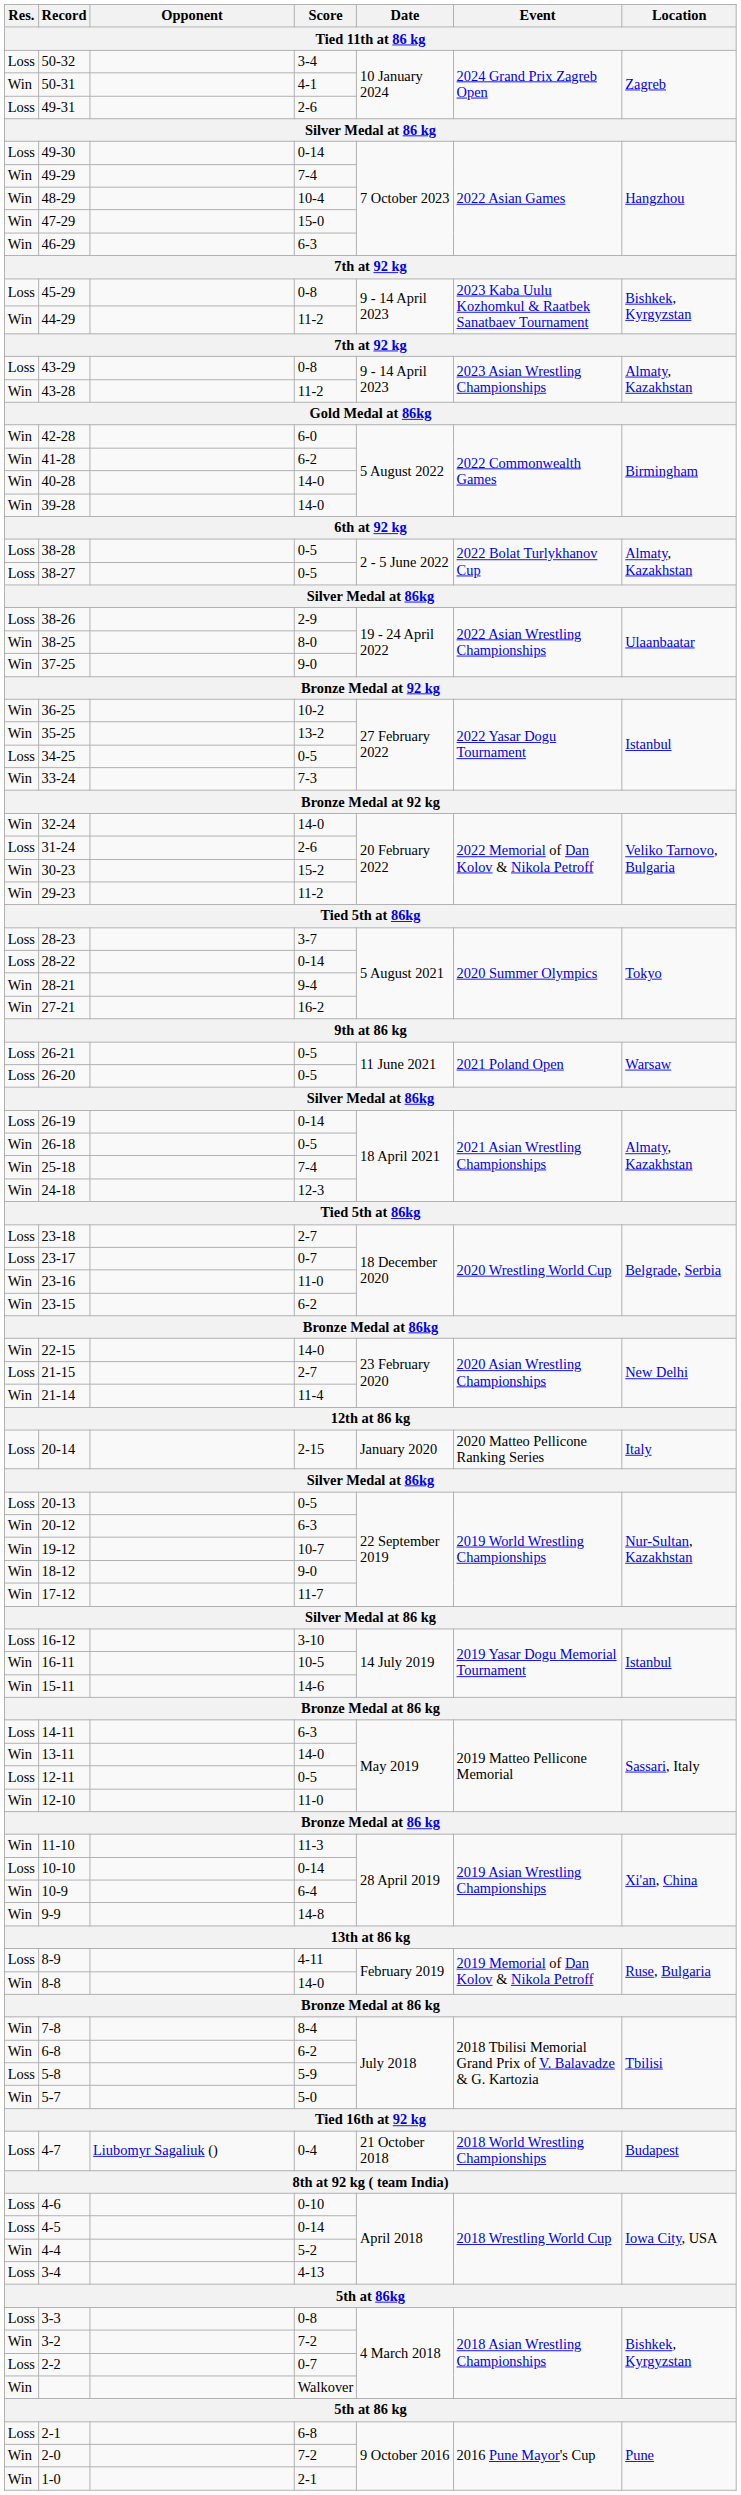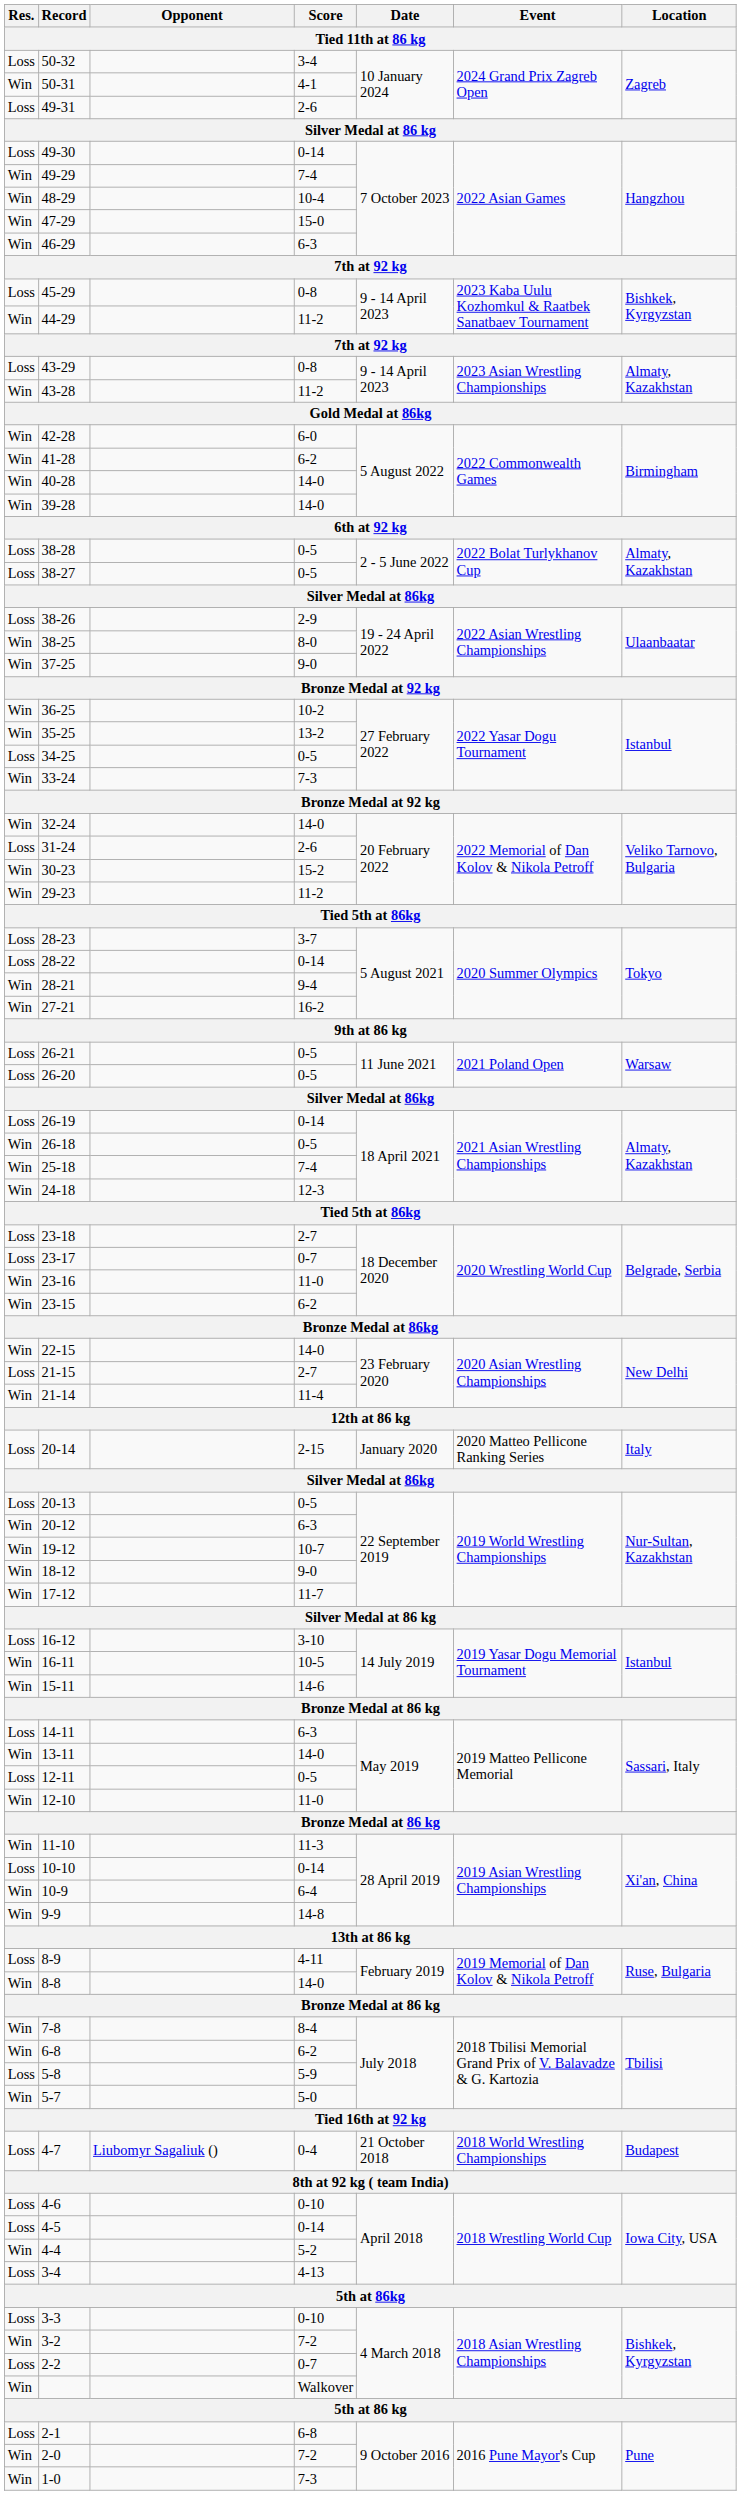(307, 2318) 0-8 -> (311, 2318) 0-10
(307, 2478) 2-1 -> (307, 2478) 7-3
